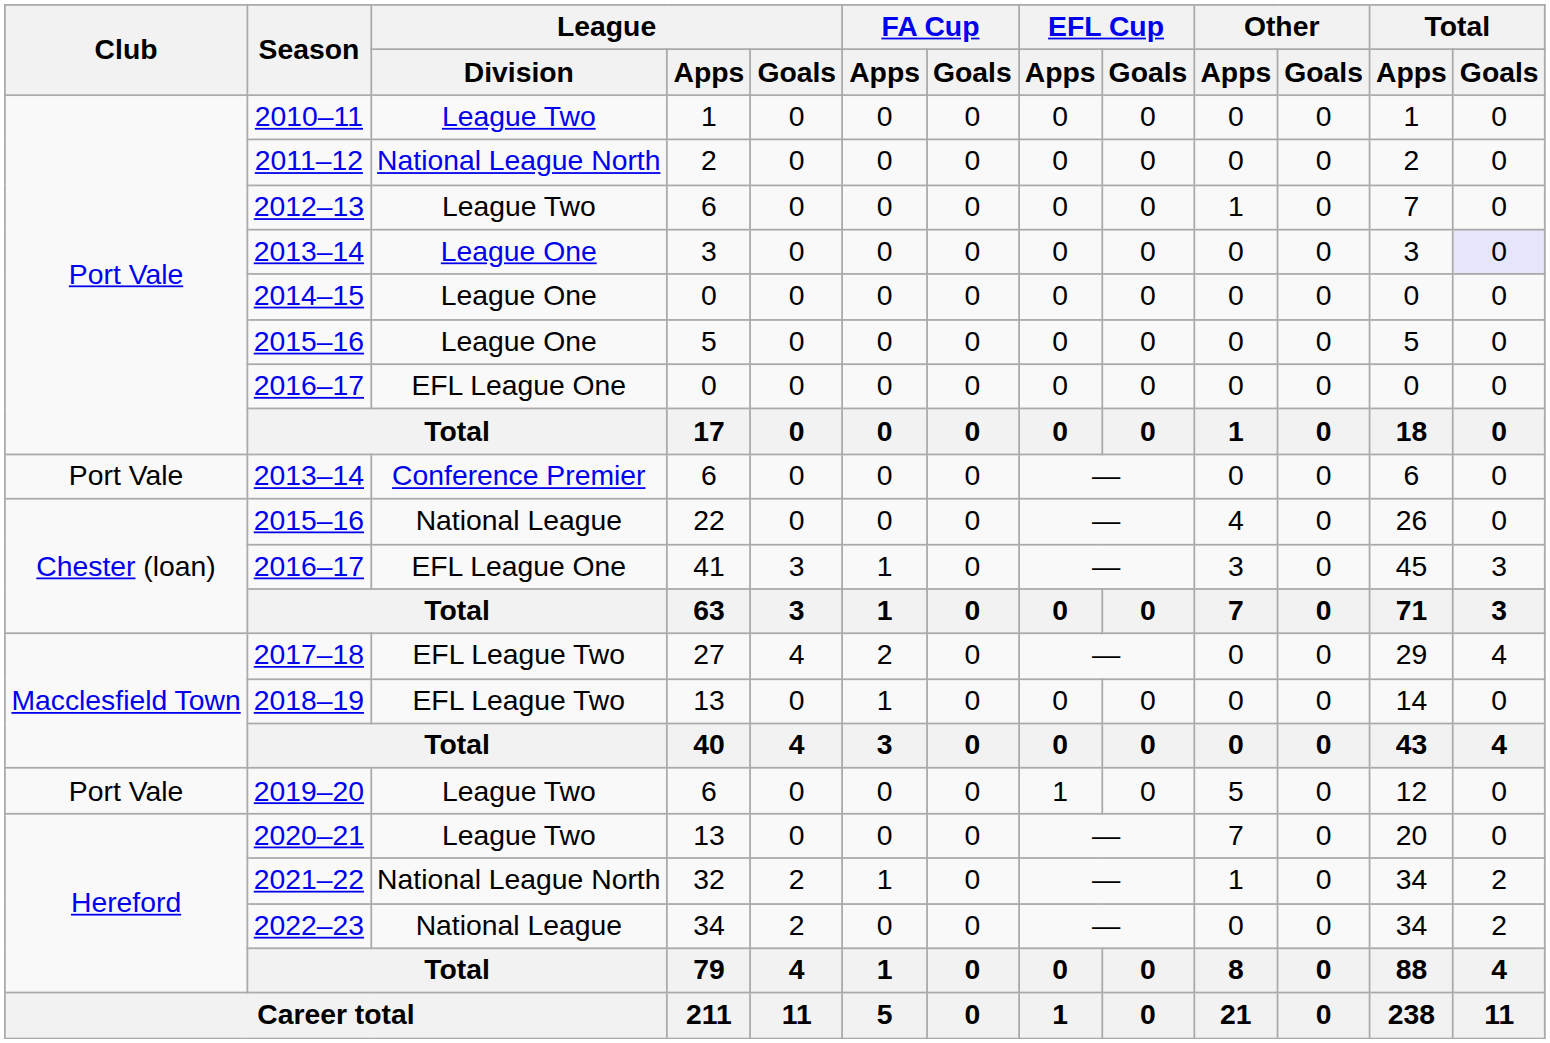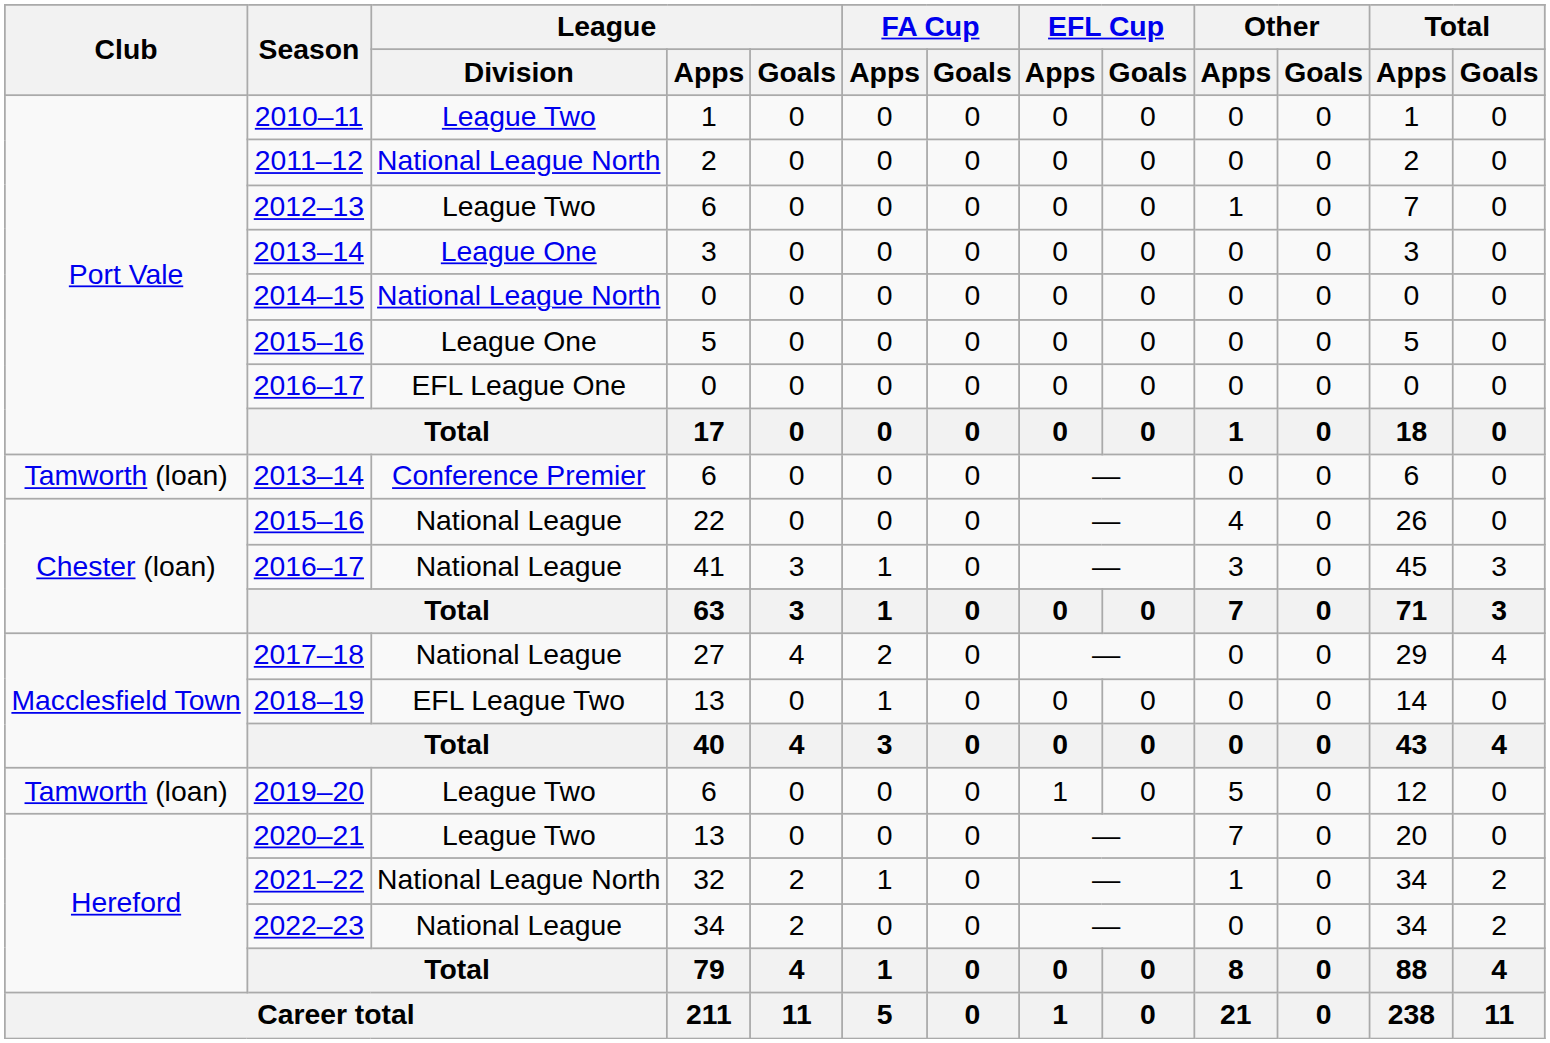(1499, 251) lavender background -> (1499, 251) no background
(519, 296) League One -> (519, 296) National League North
(126, 476) Port Vale -> (126, 476) Tamworth (loan)
(519, 565) EFL League One -> (519, 565) National League
(519, 655) EFL League Two -> (519, 655) National League
(126, 790) Port Vale -> (126, 790) Tamworth (loan)
